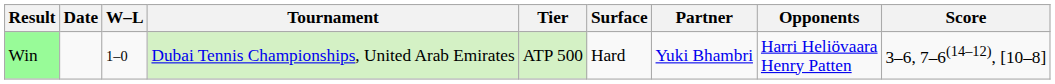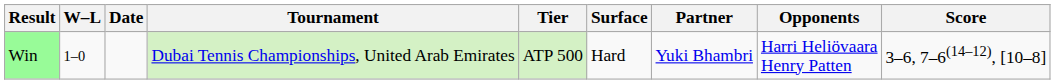columns swapped: (125, 18) <-> (81, 18)
